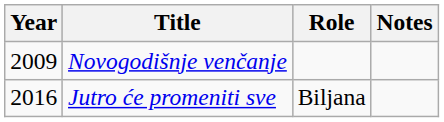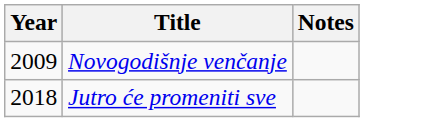- column: (332, 23)
(34, 97) 2016 -> (34, 97) 2018
